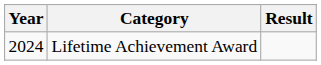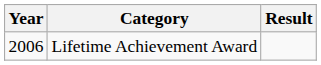(26, 45) 2024 -> (26, 45) 2006
